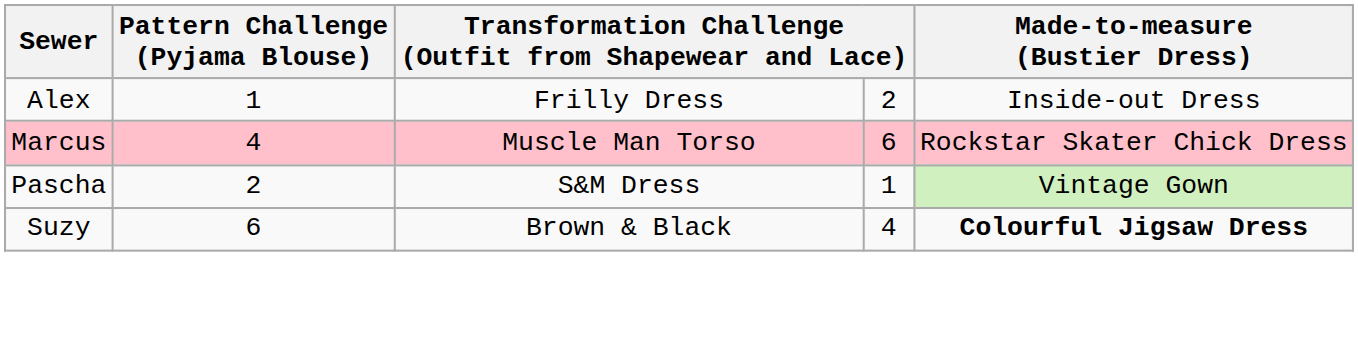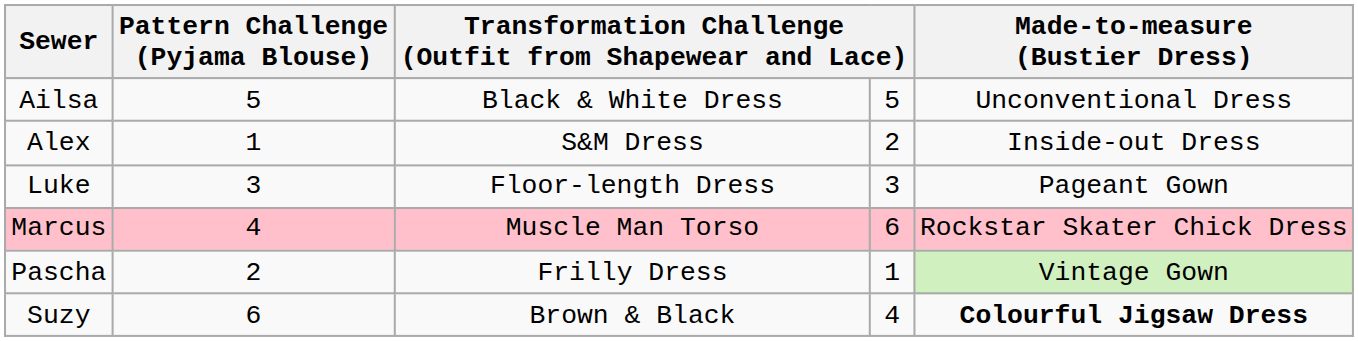+ row: (59, 100)
(629, 100) Frilly Dress -> (632, 143) S&M Dress
+ row: (59, 186)
(629, 186) S&M Dress -> (632, 272) Frilly Dress
